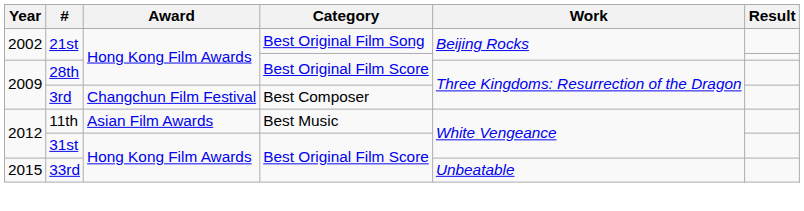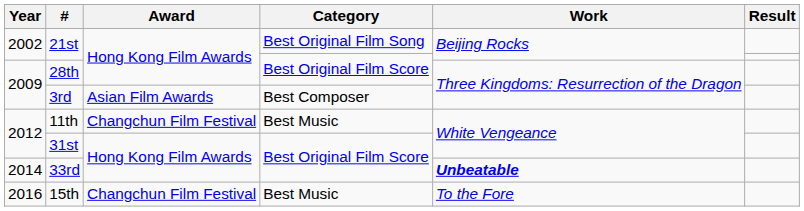(172, 96) Changchun Film Festival -> (150, 96) Asian Film Awards
(150, 121) Asian Film Awards -> (172, 121) Changchun Film Festival
(25, 169) 2015 -> (25, 169) 2014
(475, 169) normal -> (477, 169) bold
+ row: (64, 194)
